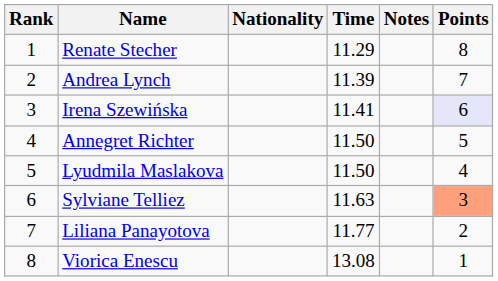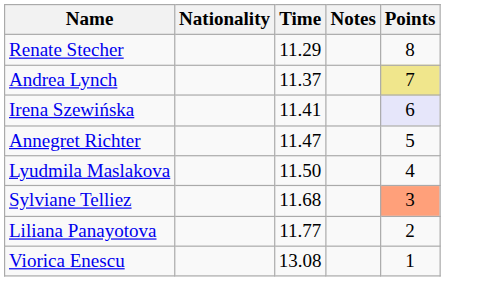- column: (31, 19)
(353, 79) 11.39 -> (300, 79) 11.37
(463, 79) no background -> (410, 79) khaki background
(353, 140) 11.50 -> (300, 140) 11.47
(353, 200) 11.63 -> (300, 200) 11.68
